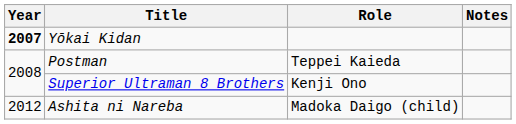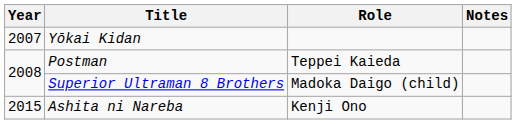(25, 39) bold -> (25, 39) normal
(329, 85) Kenji Ono -> (375, 85) Madoka Daigo (child)
(25, 108) 2012 -> (25, 108) 2015
(375, 108) Madoka Daigo (child) -> (329, 108) Kenji Ono
